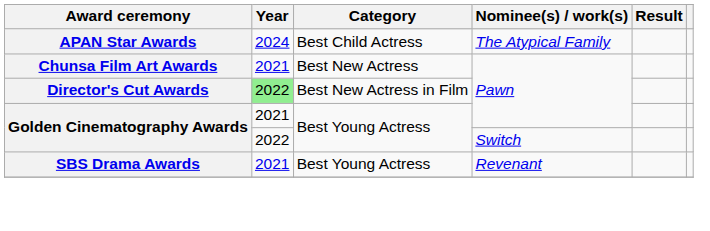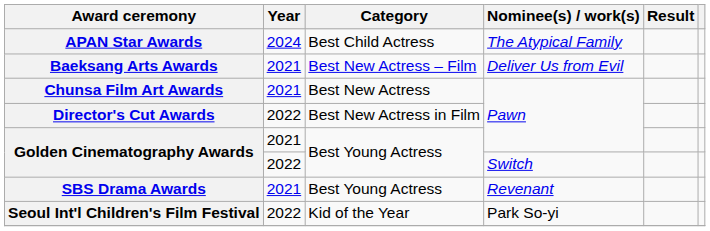+ row: (134, 66)
(272, 90) lightgreen background -> (284, 115) no background
+ row: (134, 213)
